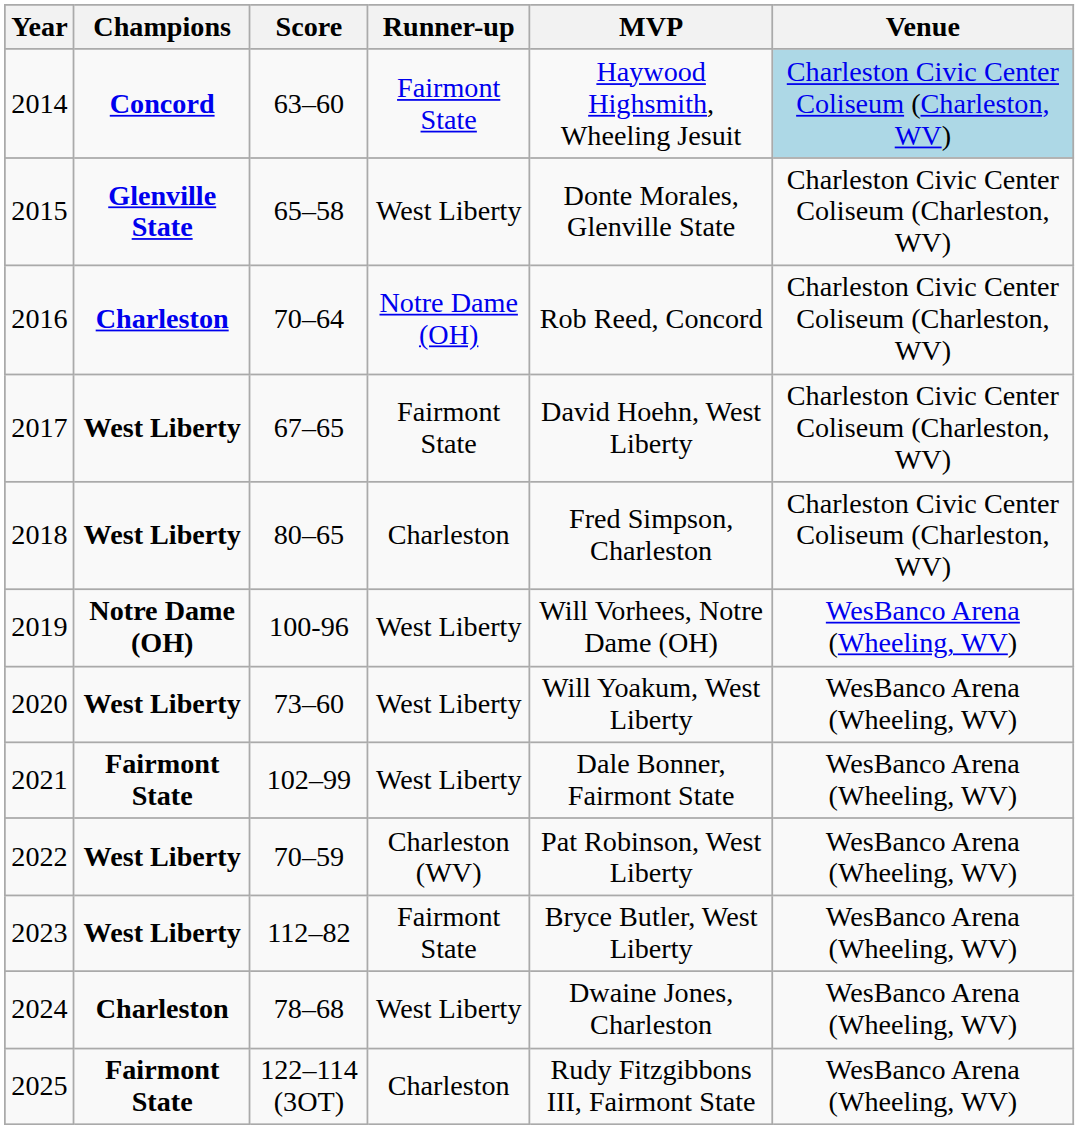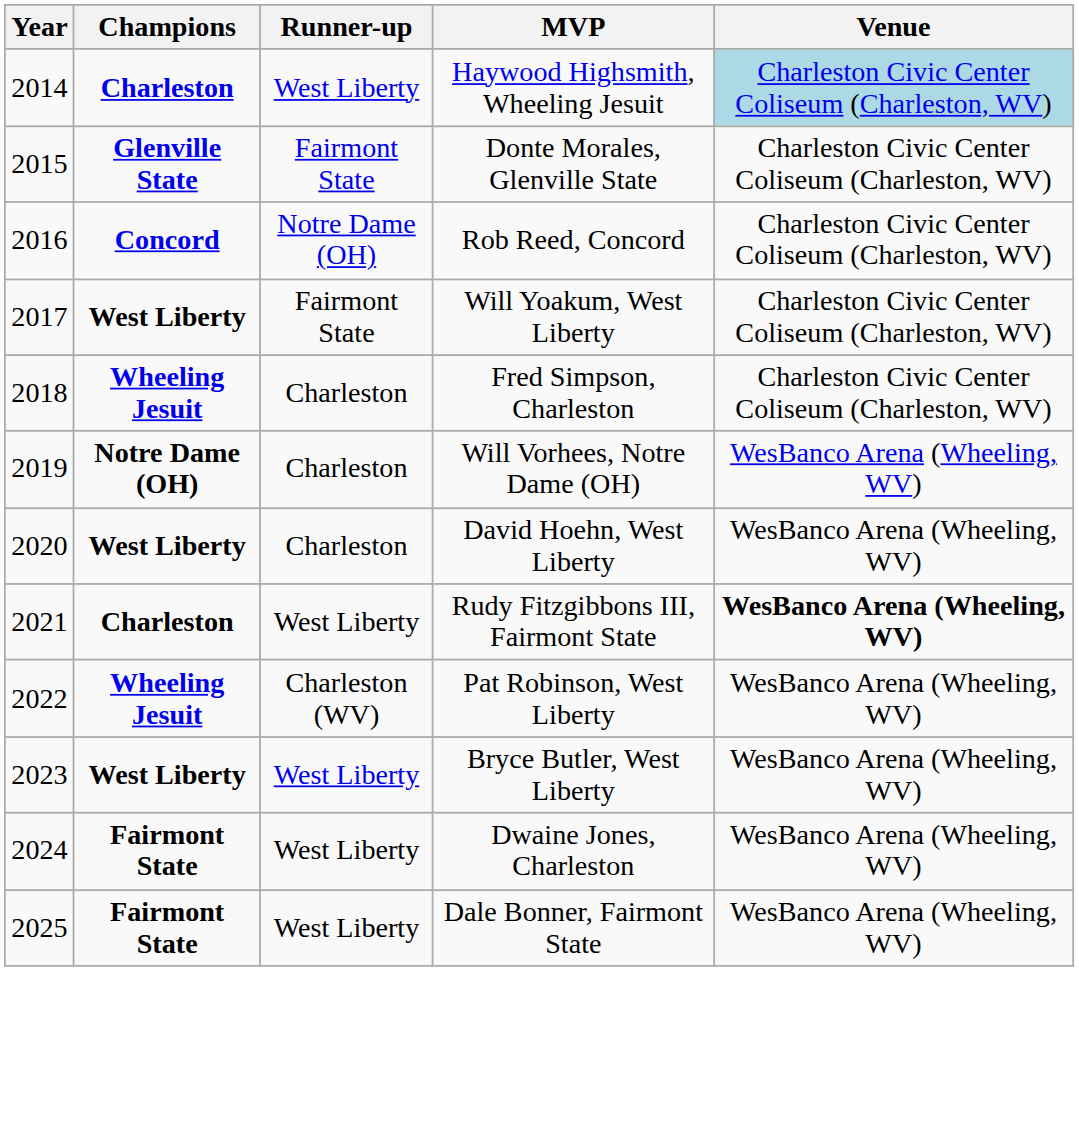- column: (309, 26)
(162, 103) Concord -> (167, 87) Charleston
(449, 103) Fairmont State -> (346, 87) West Liberty
(449, 211) West Liberty -> (346, 163) Fairmont State
(162, 319) Charleston -> (167, 240) Concord
(651, 427) David Hoehn, West Liberty -> (573, 316) Will Yoakum, West Liberty
(162, 535) West Liberty -> (167, 392) Wheeling Jesuit
(449, 627) West Liberty -> (346, 469) Charleston
(449, 703) West Liberty -> (346, 545) Charleston
(651, 703) Will Yoakum, West Liberty -> (573, 545) David Hoehn, West Liberty
(162, 780) Fairmont State -> (167, 621) Charleston
(651, 780) Dale Bonner, Fairmont State -> (573, 621) Rudy Fitzgibbons III, Fairmont State
(923, 780) normal -> (894, 621) bold
(162, 856) West Liberty -> (167, 698) Wheeling Jesuit
(449, 932) Fairmont State -> (346, 774) West Liberty
(162, 1009) Charleston -> (167, 850) Fairmont State
(449, 1085) Charleston -> (346, 927) West Liberty
(651, 1085) Rudy Fitzgibbons III, Fairmont State -> (573, 927) Dale Bonner, Fairmont State
